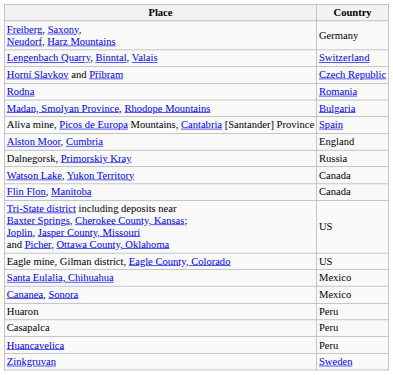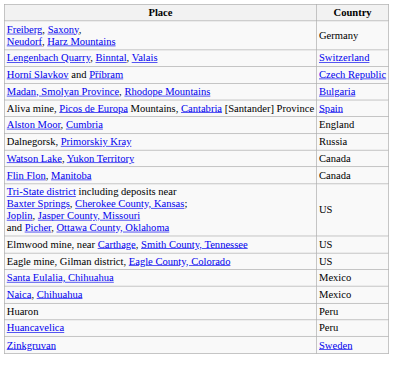- row: (21, 91)
+ row: (127, 244)
+ row: (45, 294)
- row: (43, 294)
- row: (28, 328)
